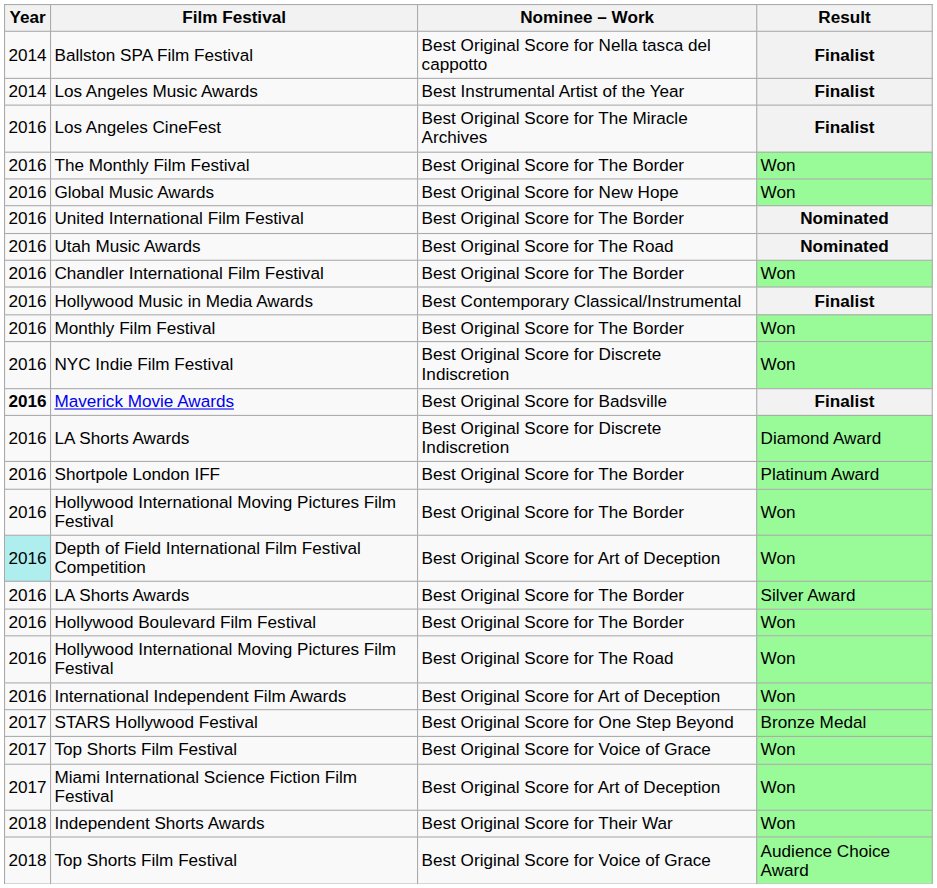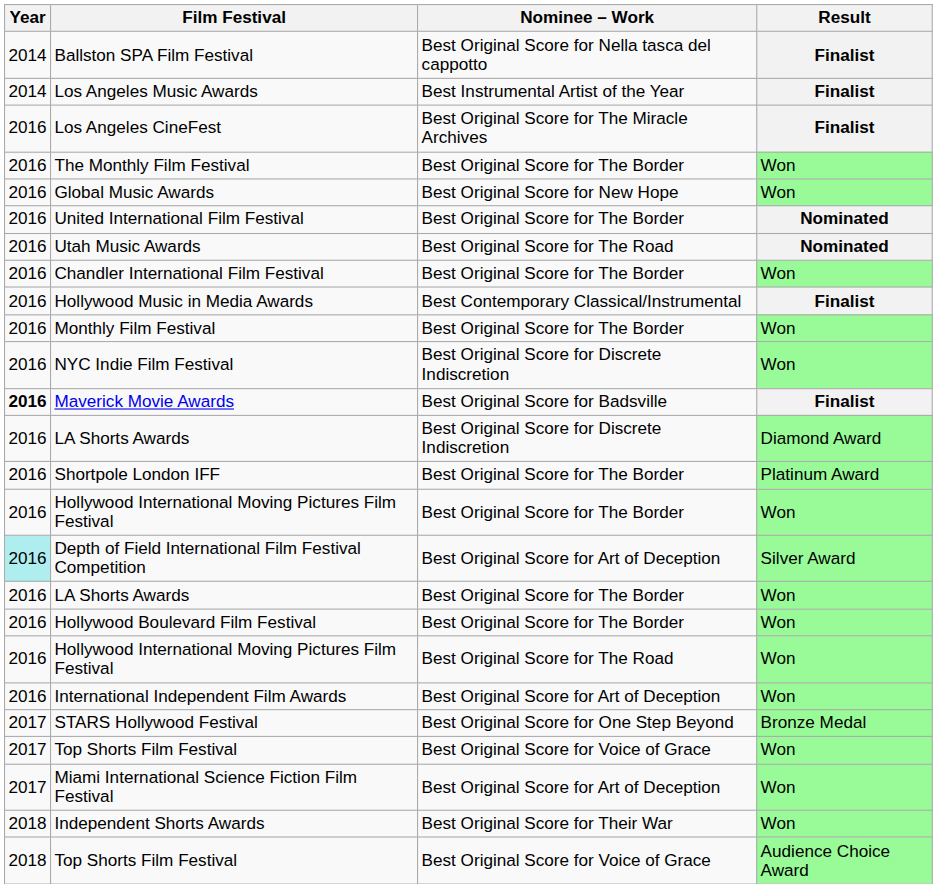(778, 558) Won -> (808, 558) Silver Award
(808, 595) Silver Award -> (778, 595) Won
